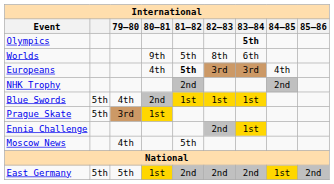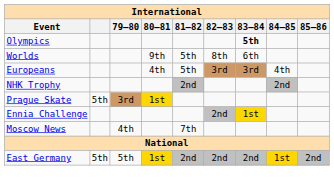(188, 70) bold -> (188, 70) normal
- row: (36, 99)
(188, 143) 5th -> (188, 129) 7th
